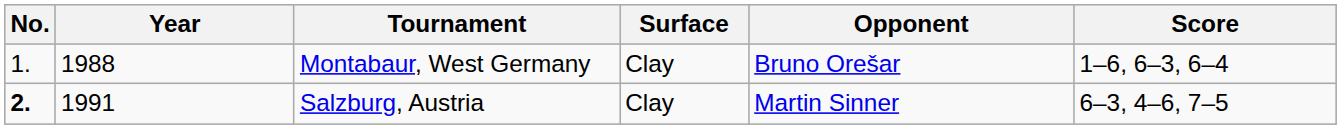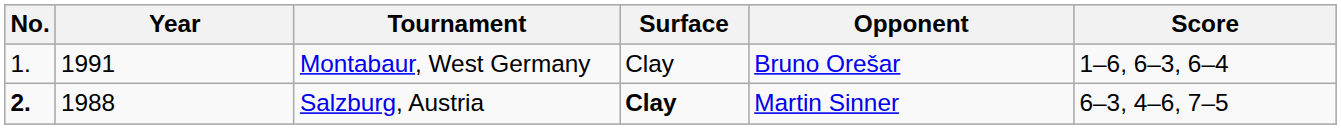(88, 63) 1988 -> (88, 63) 1991
(88, 102) 1991 -> (88, 102) 1988
(650, 102) normal -> (651, 102) bold
